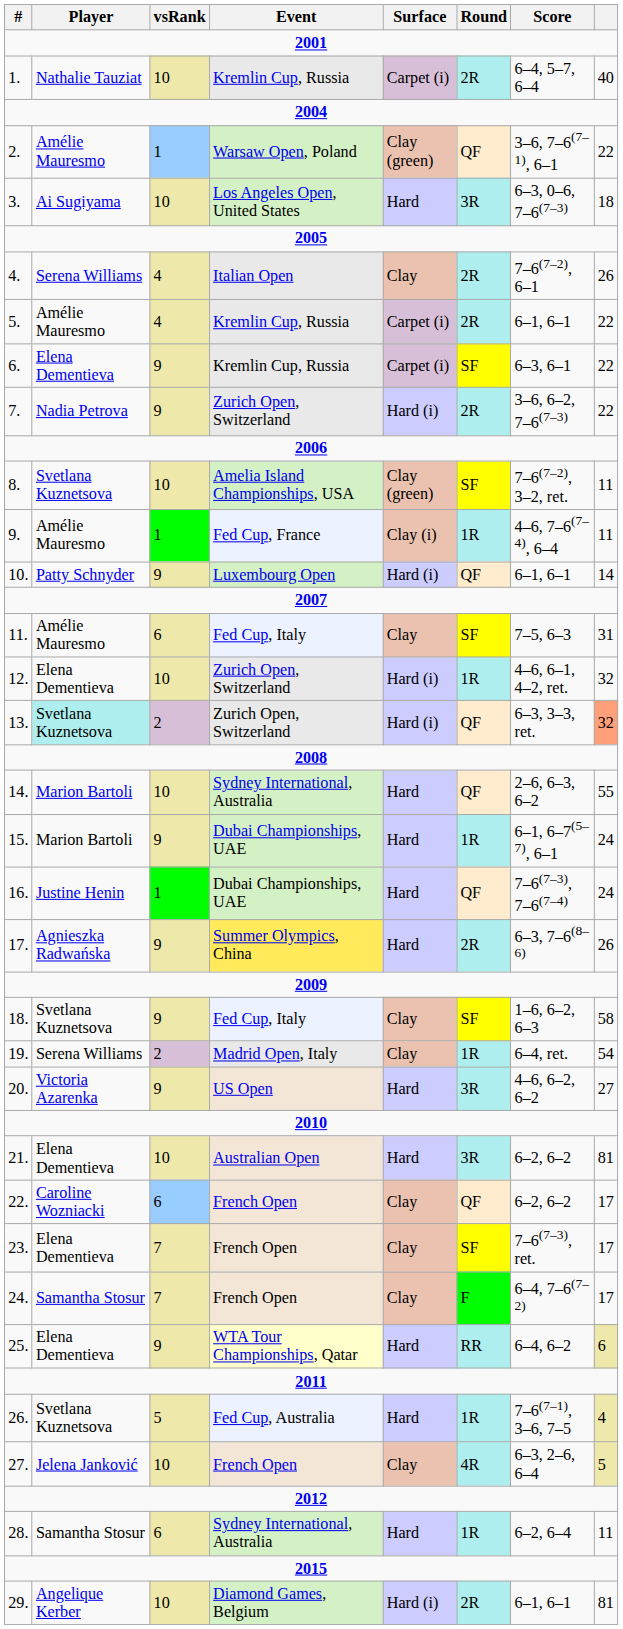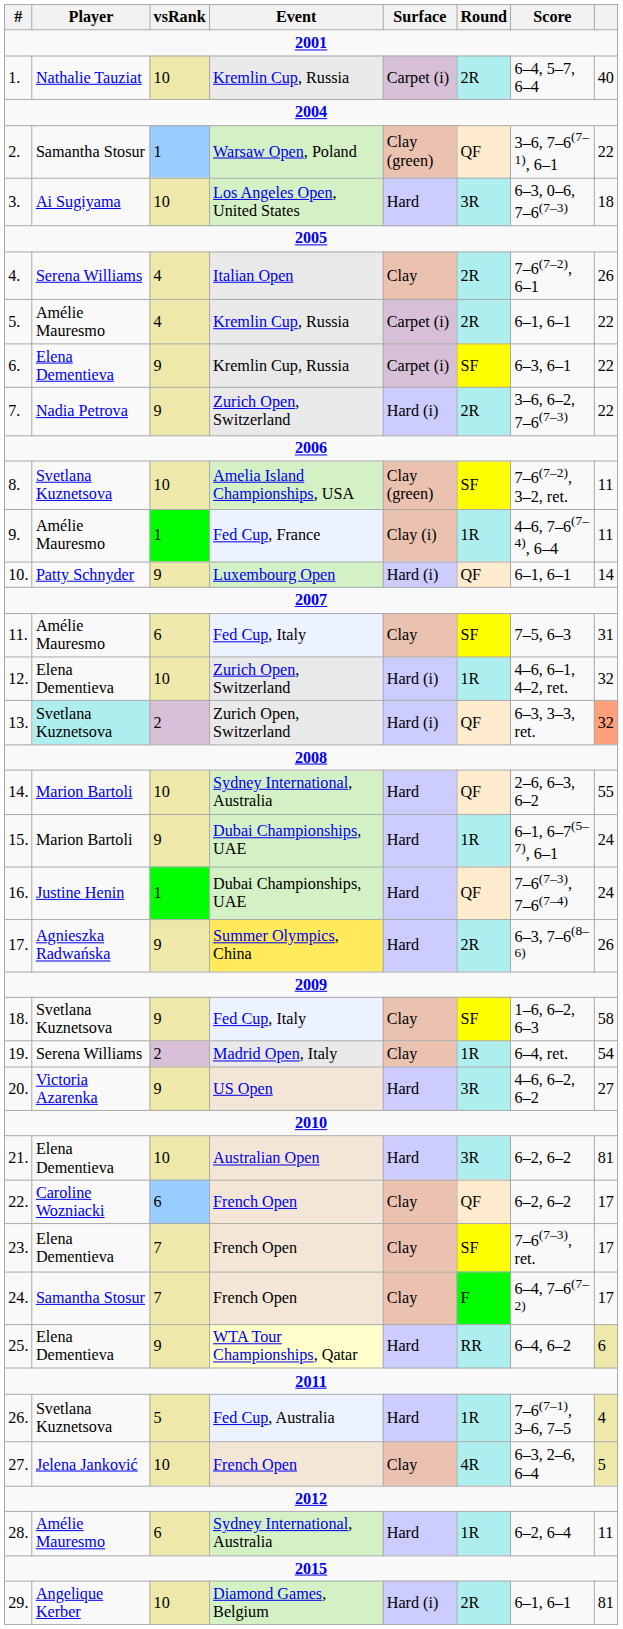(70, 151) Amélie Mauresmo -> (90, 151) Samantha Stosur
(90, 1533) Samantha Stosur -> (70, 1533) Amélie Mauresmo
